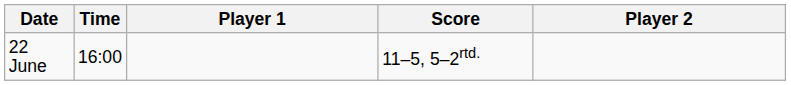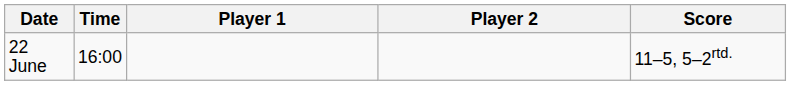columns swapped: (659, 19) <-> (456, 19)
